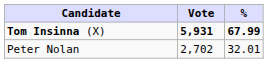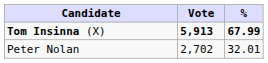(197, 31) 5,931 -> (197, 31) 5,913
